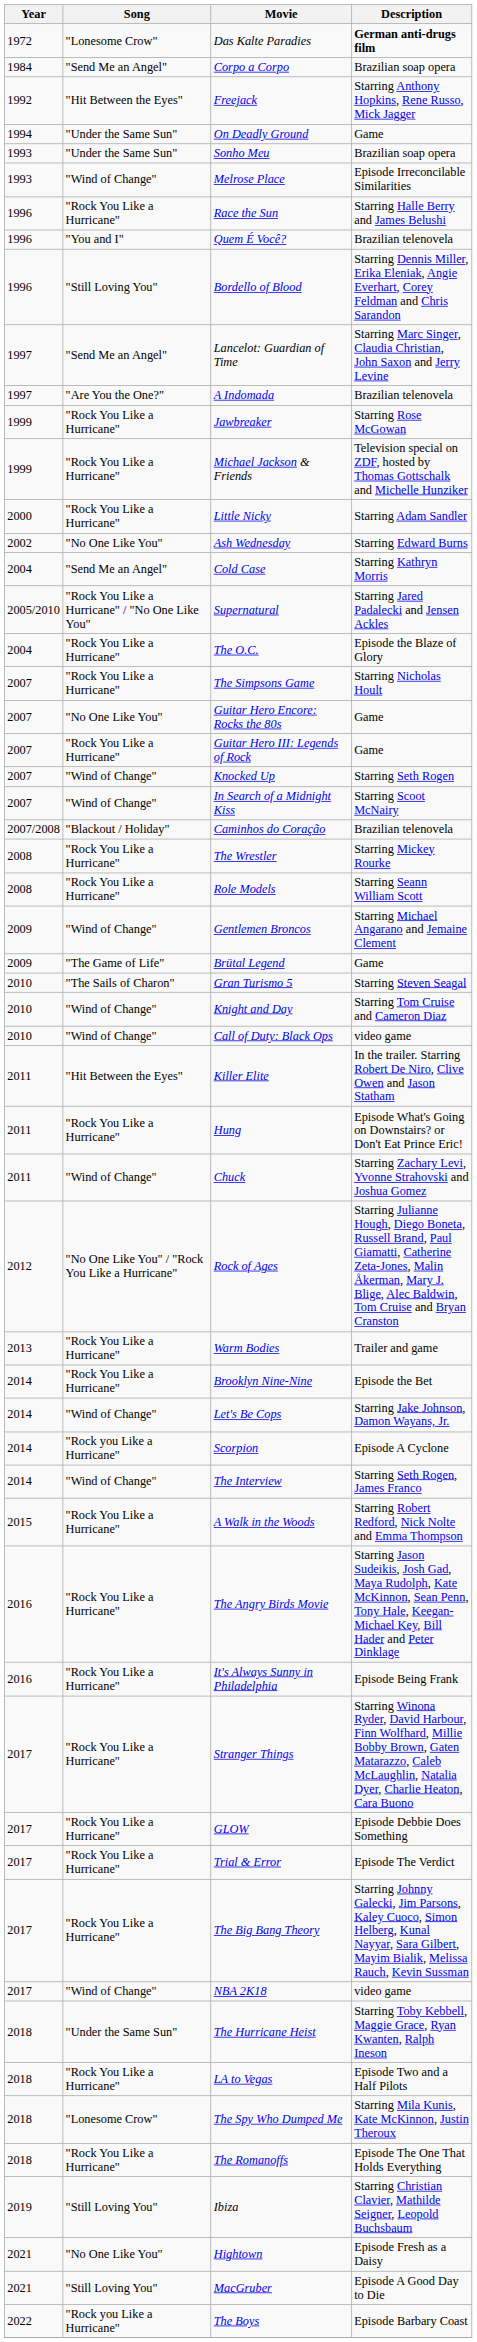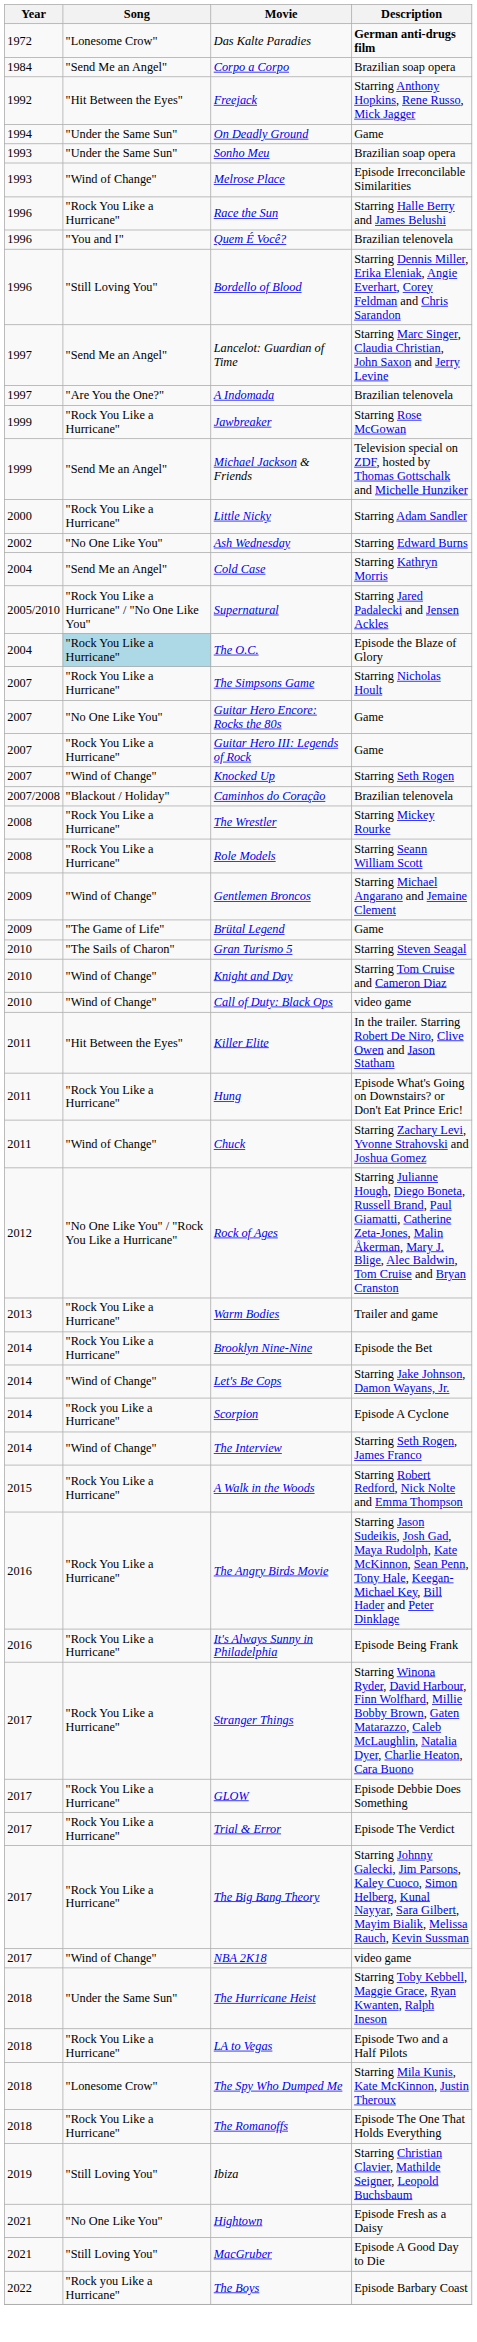(110, 469) "Rock You Like a Hurricane" -> (116, 469) "Send Me an Angel"
(110, 650) no background -> (110, 650) lightblue background
- row: (272, 803)
